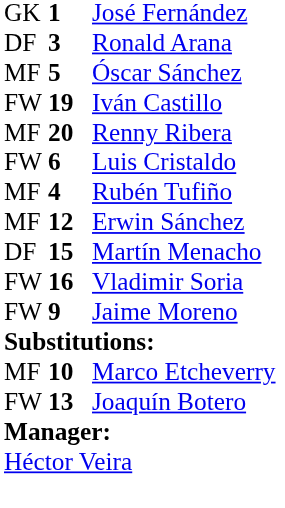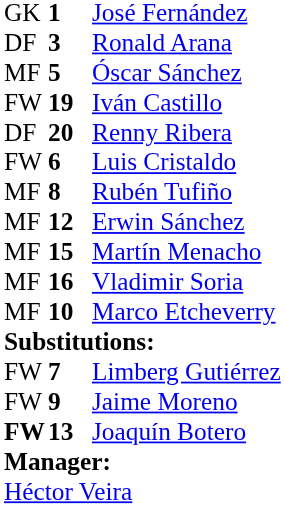(22, 132) MF -> (20, 132) DF
(54, 192) 4 -> (54, 192) 8
(20, 251) DF -> (22, 251) MF
(23, 281) FW -> (22, 281) MF
rows swapped: (165, 311) <-> (184, 371)
+ row: (186, 371)
(23, 401) normal -> (24, 431) bold
